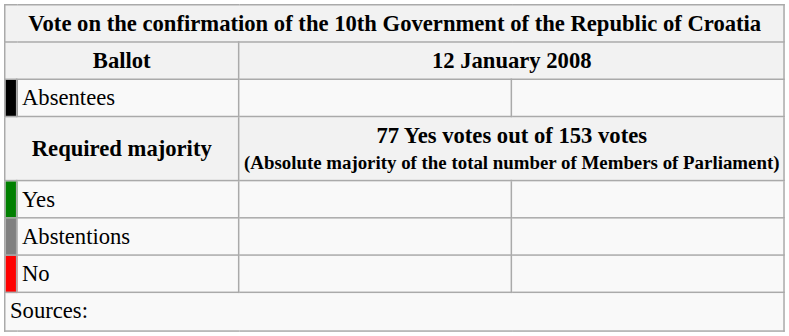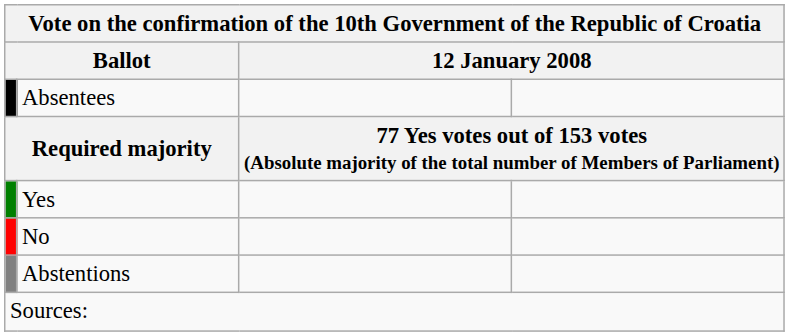rows swapped: (36, 274) <-> (76, 236)
